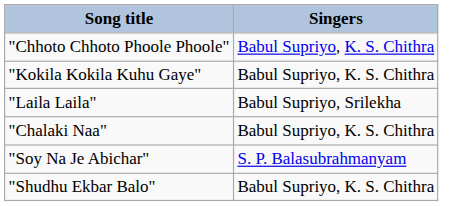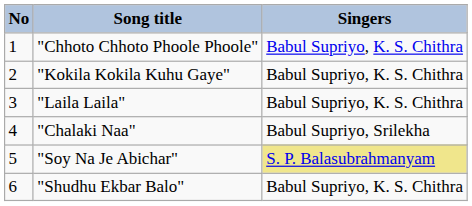+ column: (19, 18)
(319, 102) Babul Supriyo, Srilekha -> (365, 102) Babul Supriyo, K. S. Chithra
(336, 131) Babul Supriyo, K. S. Chithra -> (348, 131) Babul Supriyo, Srilekha
(322, 159) no background -> (351, 159) khaki background
